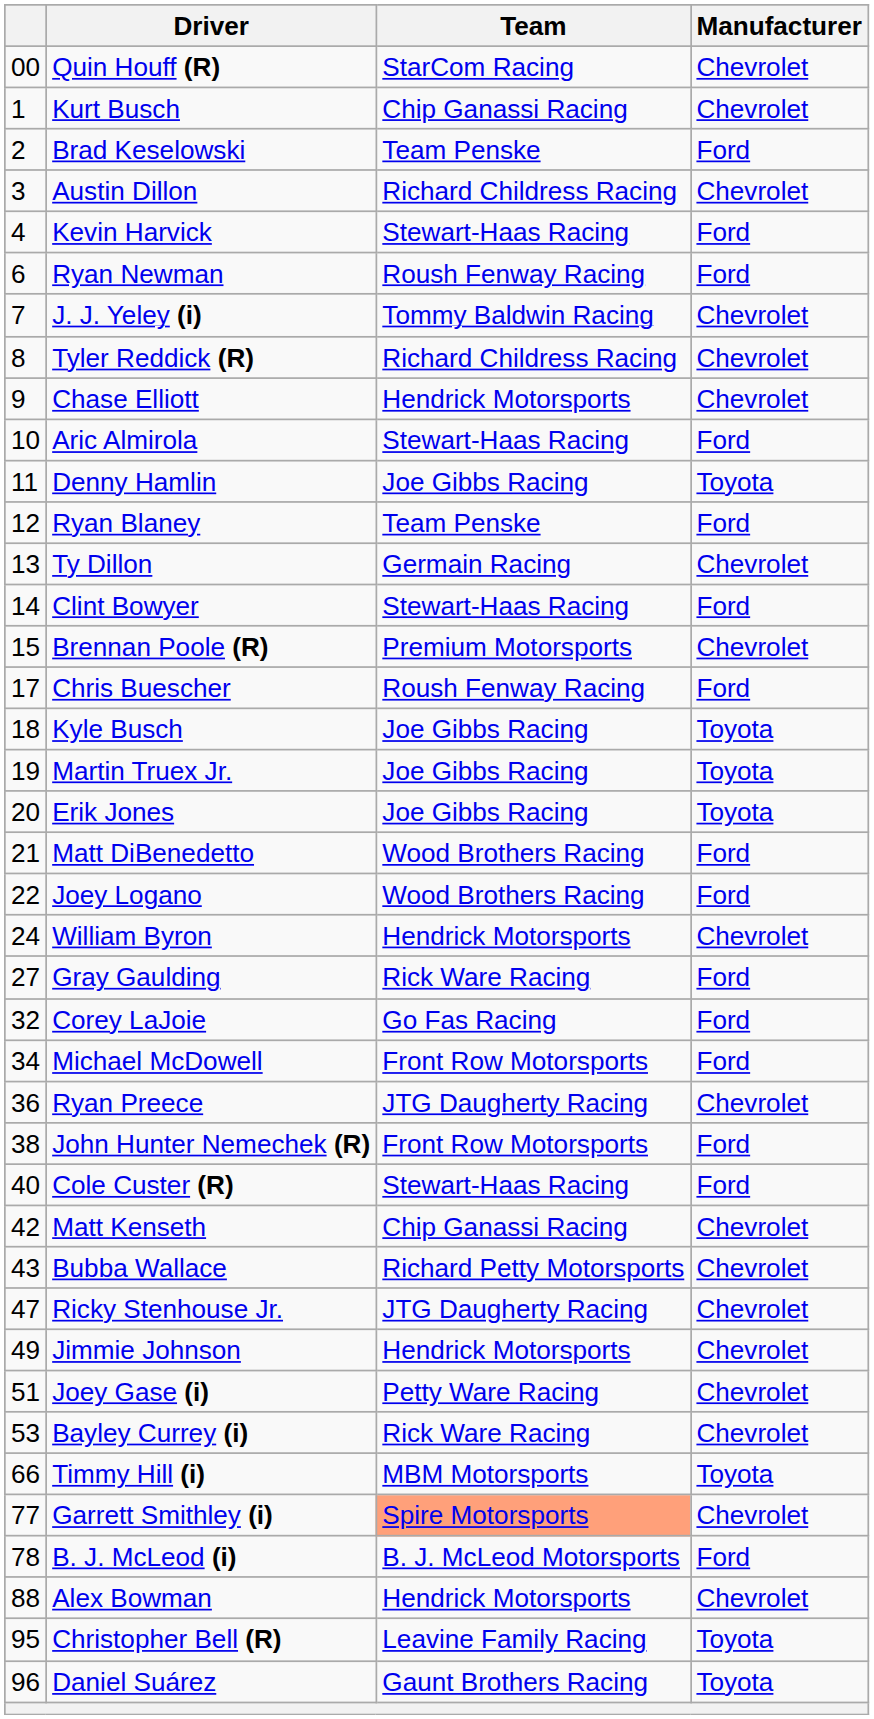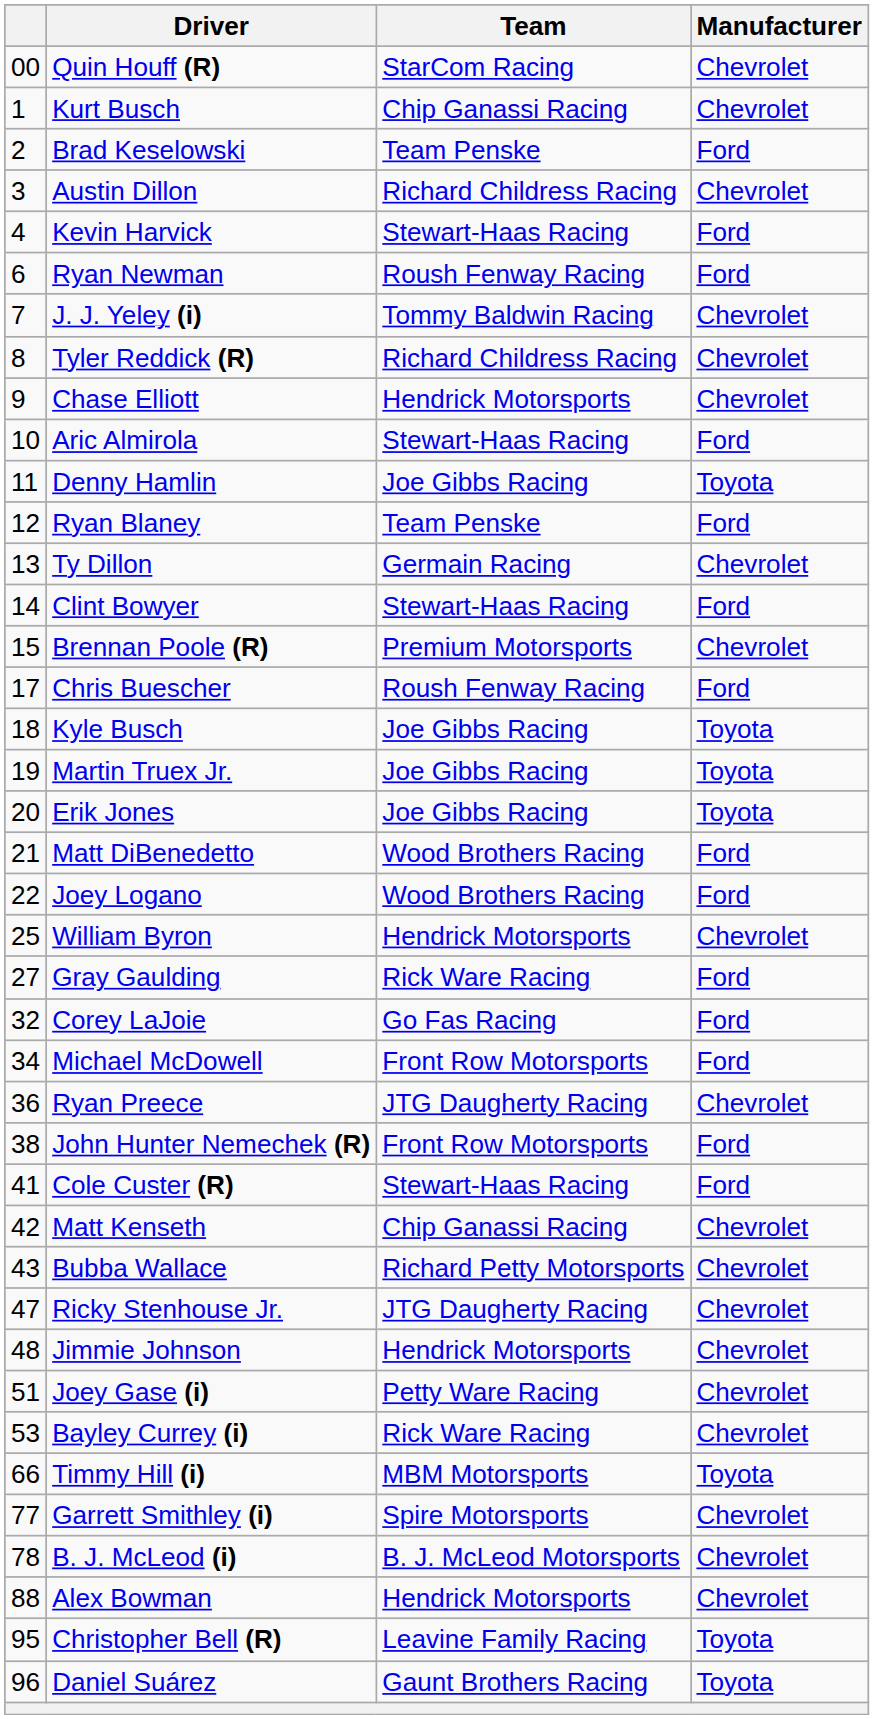(25, 936) 24 -> (25, 936) 25
(25, 1185) 40 -> (25, 1185) 41
(25, 1350) 49 -> (25, 1350) 48
(485, 1516) lightsalmon background -> (485, 1516) no background
(723, 1557) Ford -> (752, 1557) Chevrolet
